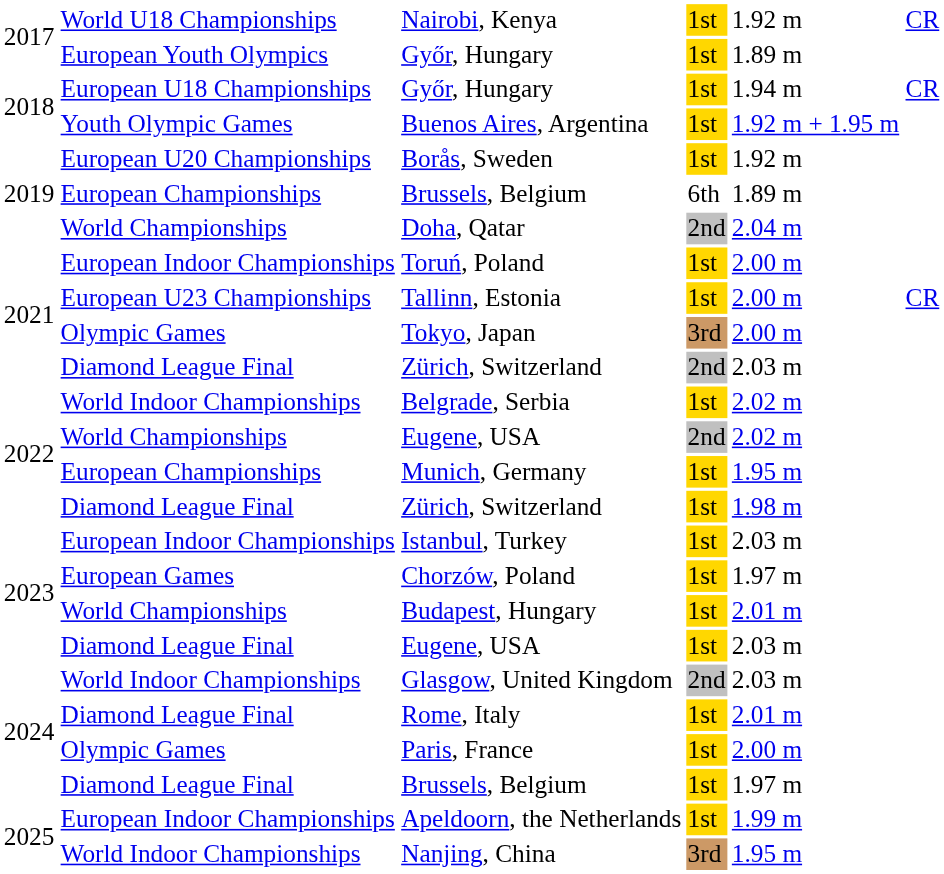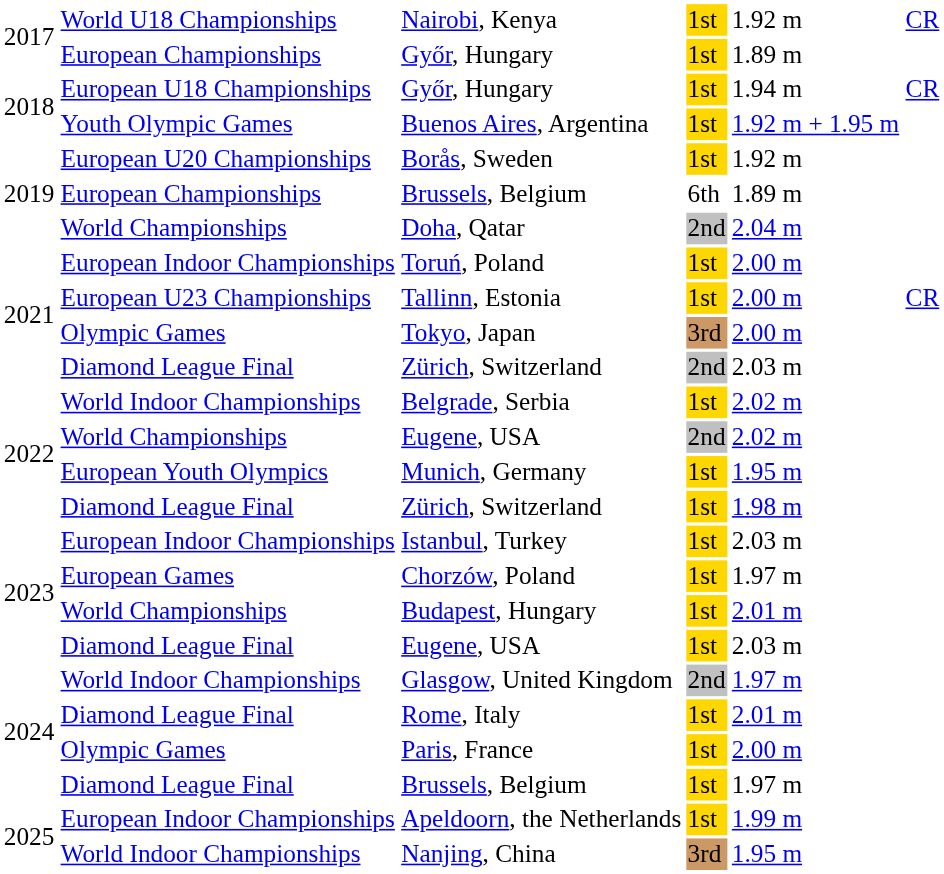(194, 54) European Youth Olympics -> (191, 54) European Championships
(191, 471) European Championships -> (194, 471) European Youth Olympics
(767, 680) 2.03 m -> (767, 680) 1.97 m
